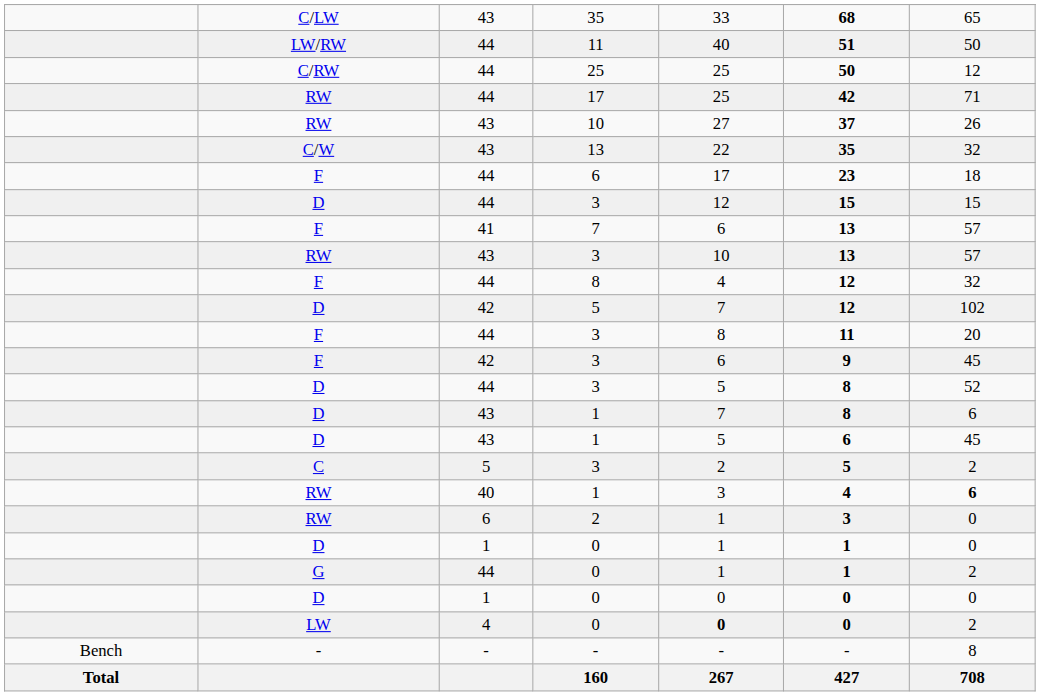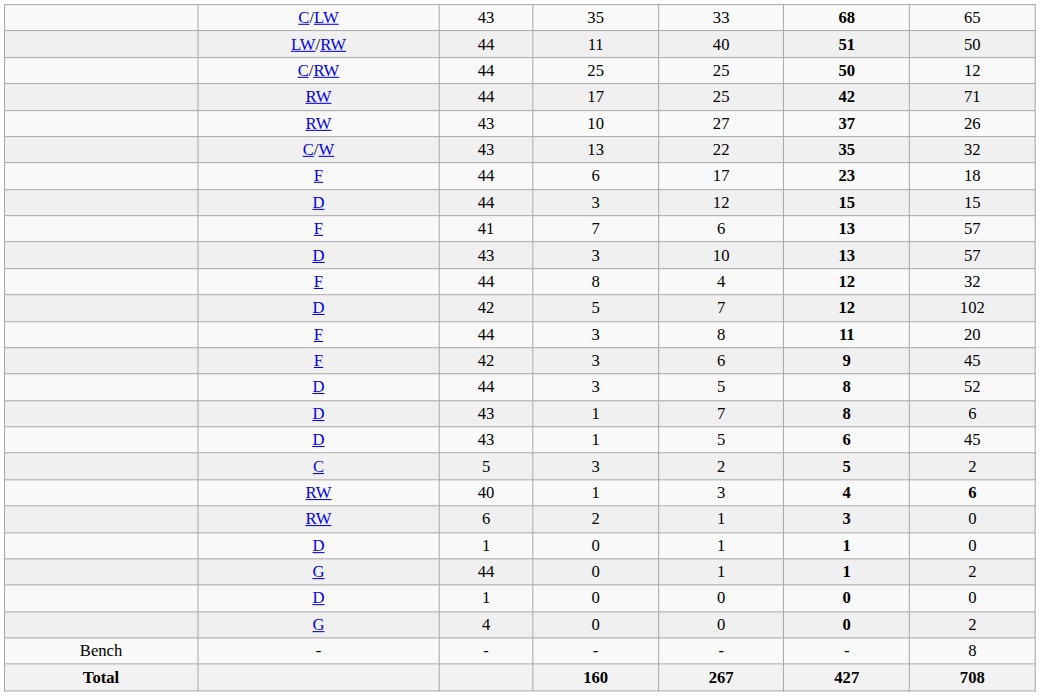(318, 255) RW -> (318, 255) D
(318, 624) LW -> (318, 624) G
(721, 624) bold -> (721, 624) normal
